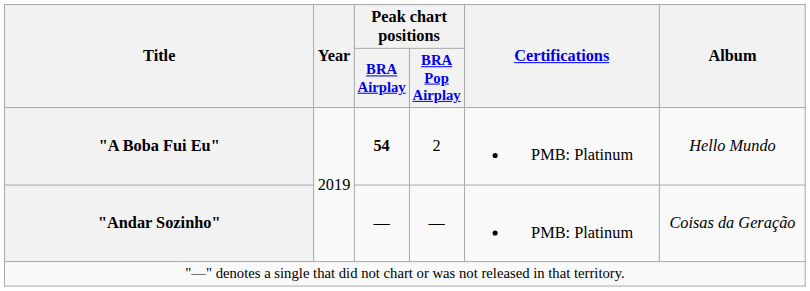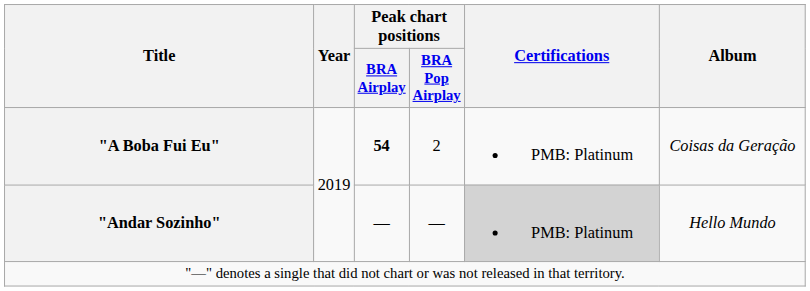(732, 146) Hello Mundo -> (732, 146) Coisas da Geração
(562, 232) no background -> (562, 232) lightgrey background
(732, 222) Coisas da Geração -> (732, 222) Hello Mundo
